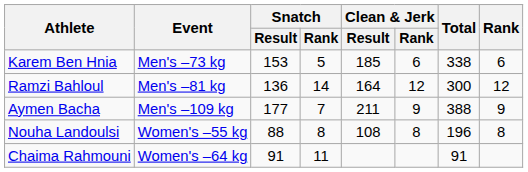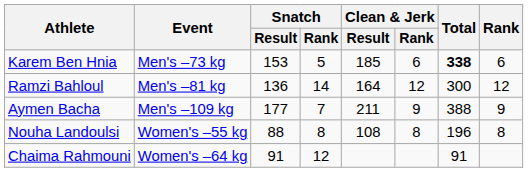(459, 62) normal -> (459, 62) bold
(321, 156) 11 -> (321, 156) 12
